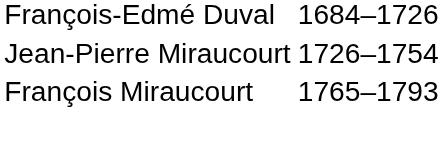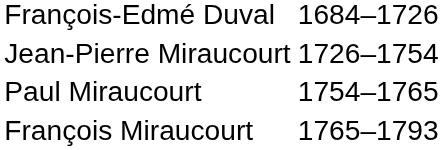+ row: (103, 92)
